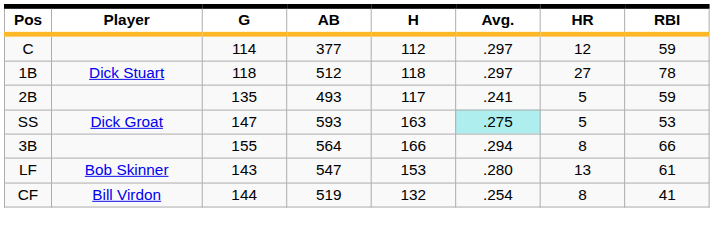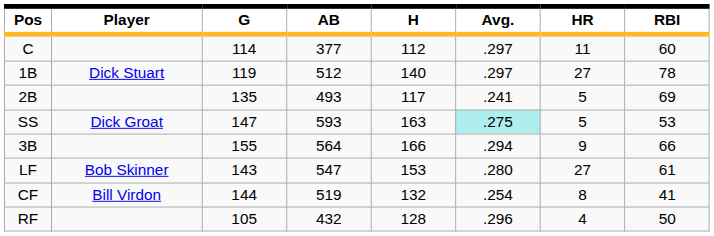(583, 48) 12 -> (583, 48) 11
(667, 48) 59 -> (667, 48) 60
(244, 73) 118 -> (244, 73) 119
(413, 73) 118 -> (413, 73) 140
(667, 97) 59 -> (667, 97) 69
(583, 146) 8 -> (583, 146) 9
(583, 170) 13 -> (583, 170) 27
+ row: (28, 219)
